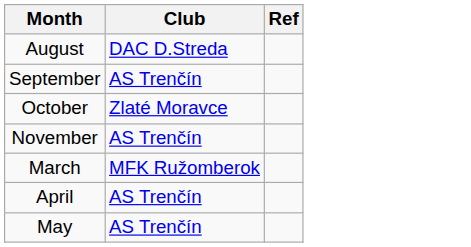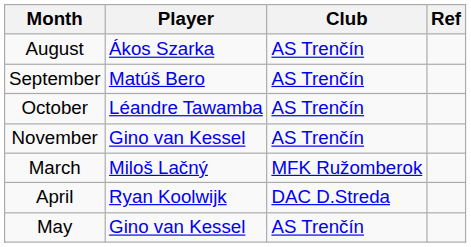+ column: (186, 19)
(168, 49) DAC D.Streda -> (318, 49) AS Trenčín
(168, 108) Zlaté Moravce -> (318, 108) AS Trenčín
(155, 197) AS Trenčín -> (331, 197) DAC D.Streda
